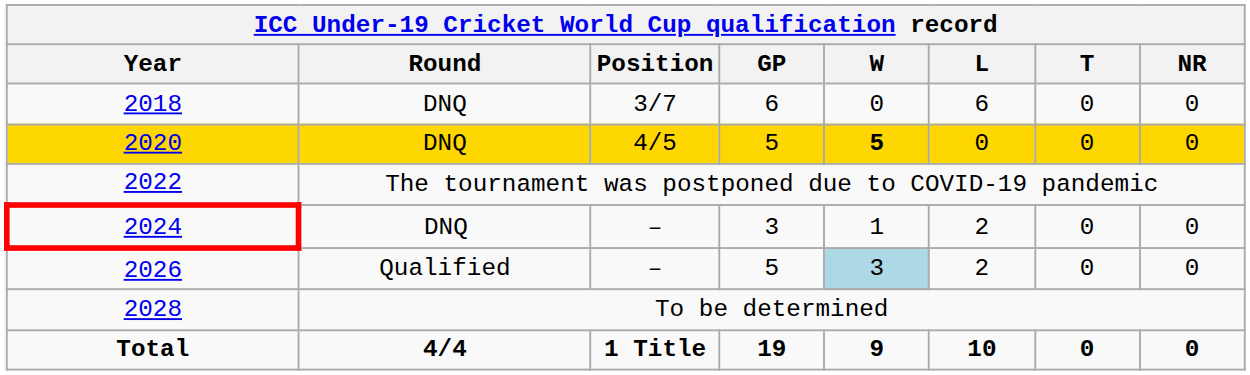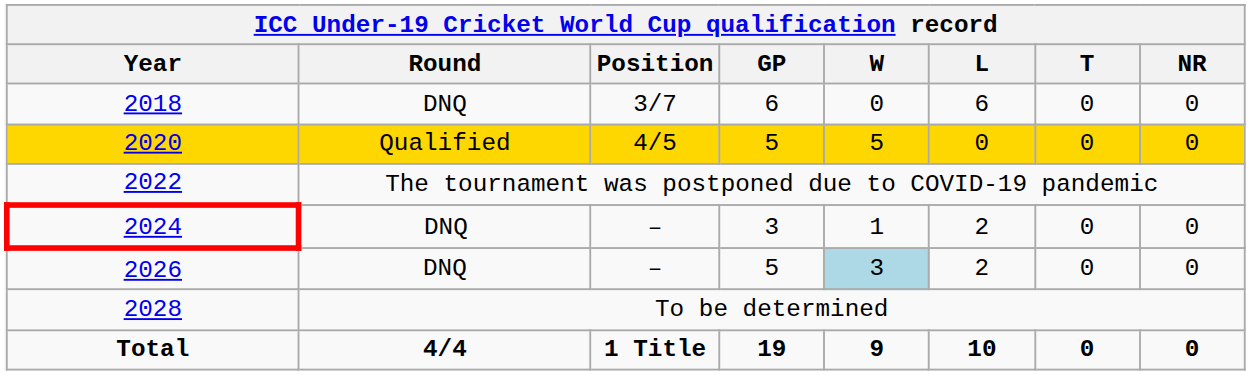(445, 144) DNQ -> (445, 144) Qualified
(877, 144) bold -> (877, 144) normal
(445, 269) Qualified -> (445, 269) DNQ
